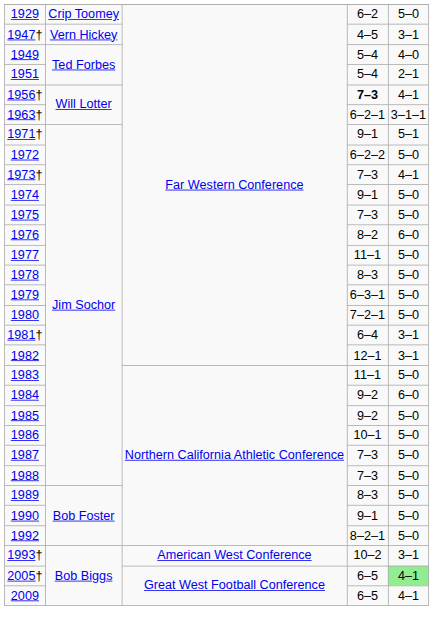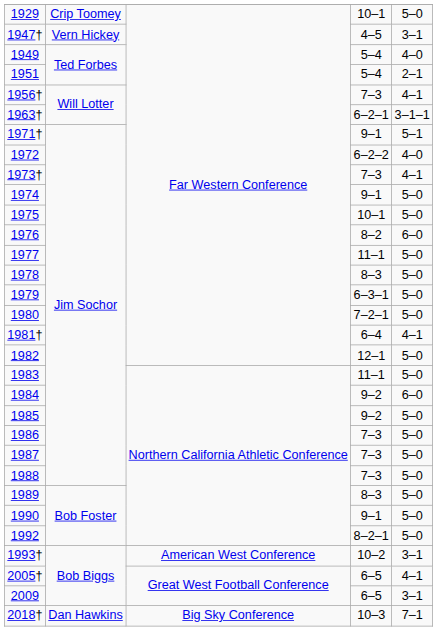(367, 14) 6–2 -> (371, 14) 10–1
(367, 94) bold -> (371, 94) normal
(408, 154) 5–0 -> (412, 154) 4–0
(367, 214) 7–3 -> (371, 214) 10–1
(408, 335) 3–1 -> (412, 335) 4–1
(408, 355) 3–1 -> (412, 355) 5–0
(367, 435) 10–1 -> (371, 435) 7–3
(408, 575) lightgreen background -> (412, 575) no background
(408, 595) 4–1 -> (412, 595) 3–1
+ row: (25, 615)
